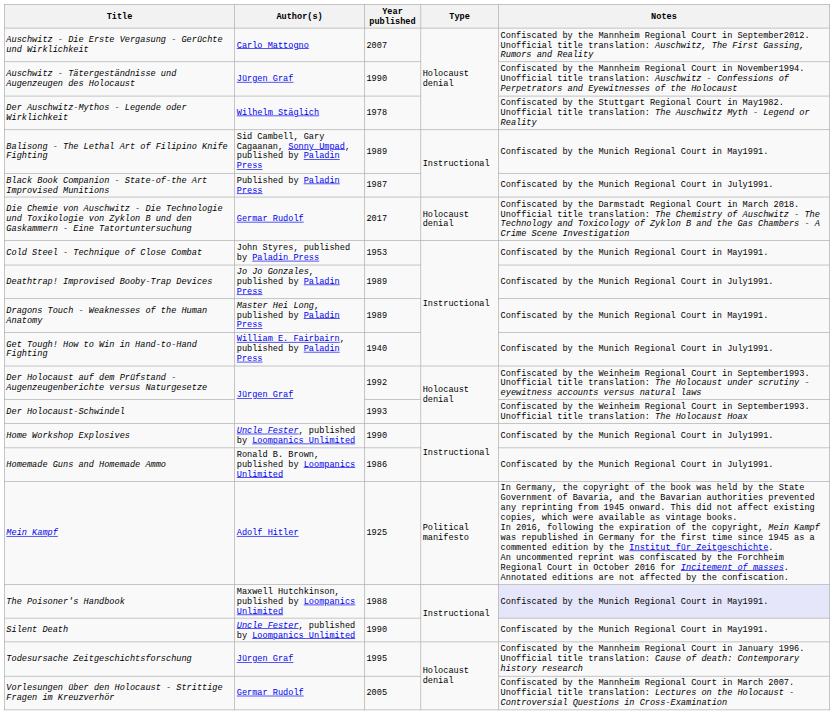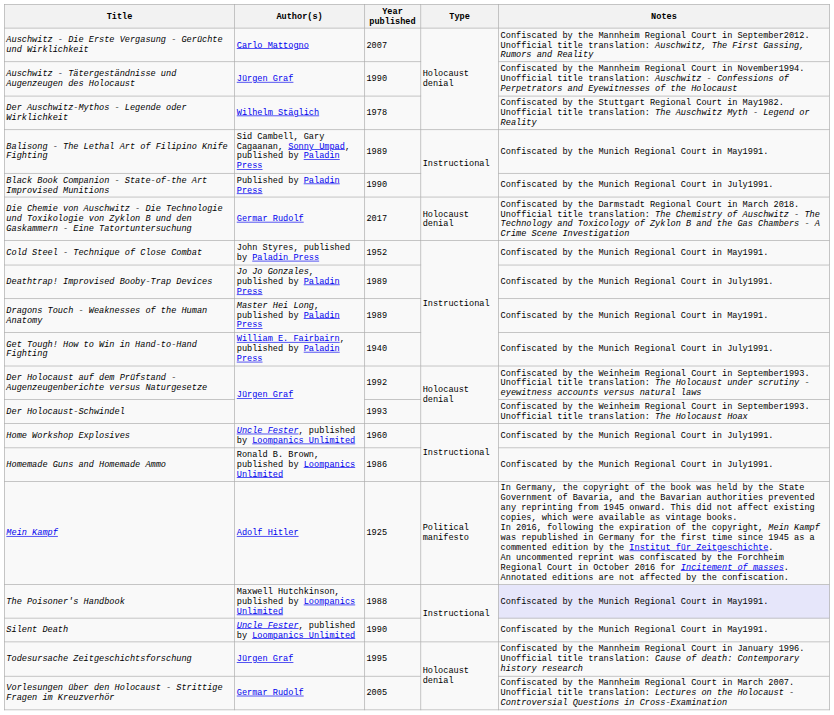(377, 185) 1987 -> (377, 185) 1990
(377, 253) 1953 -> (377, 253) 1952
(377, 436) 1990 -> (377, 436) 1960
